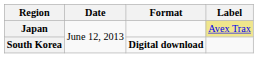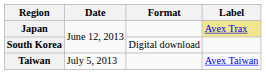(166, 45) bold -> (164, 45) normal
+ row: (34, 61)
